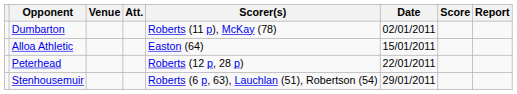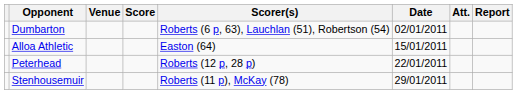columns swapped: (455, 13) <-> (134, 13)
(212, 30) Roberts (11 p), McKay (78) -> (275, 30) Roberts (6 p, 63), Lauchlan (51), Robertson (54)
(263, 81) Roberts (6 p, 63), Lauchlan (51), Robertson (54) -> (224, 81) Roberts (11 p), McKay (78)
